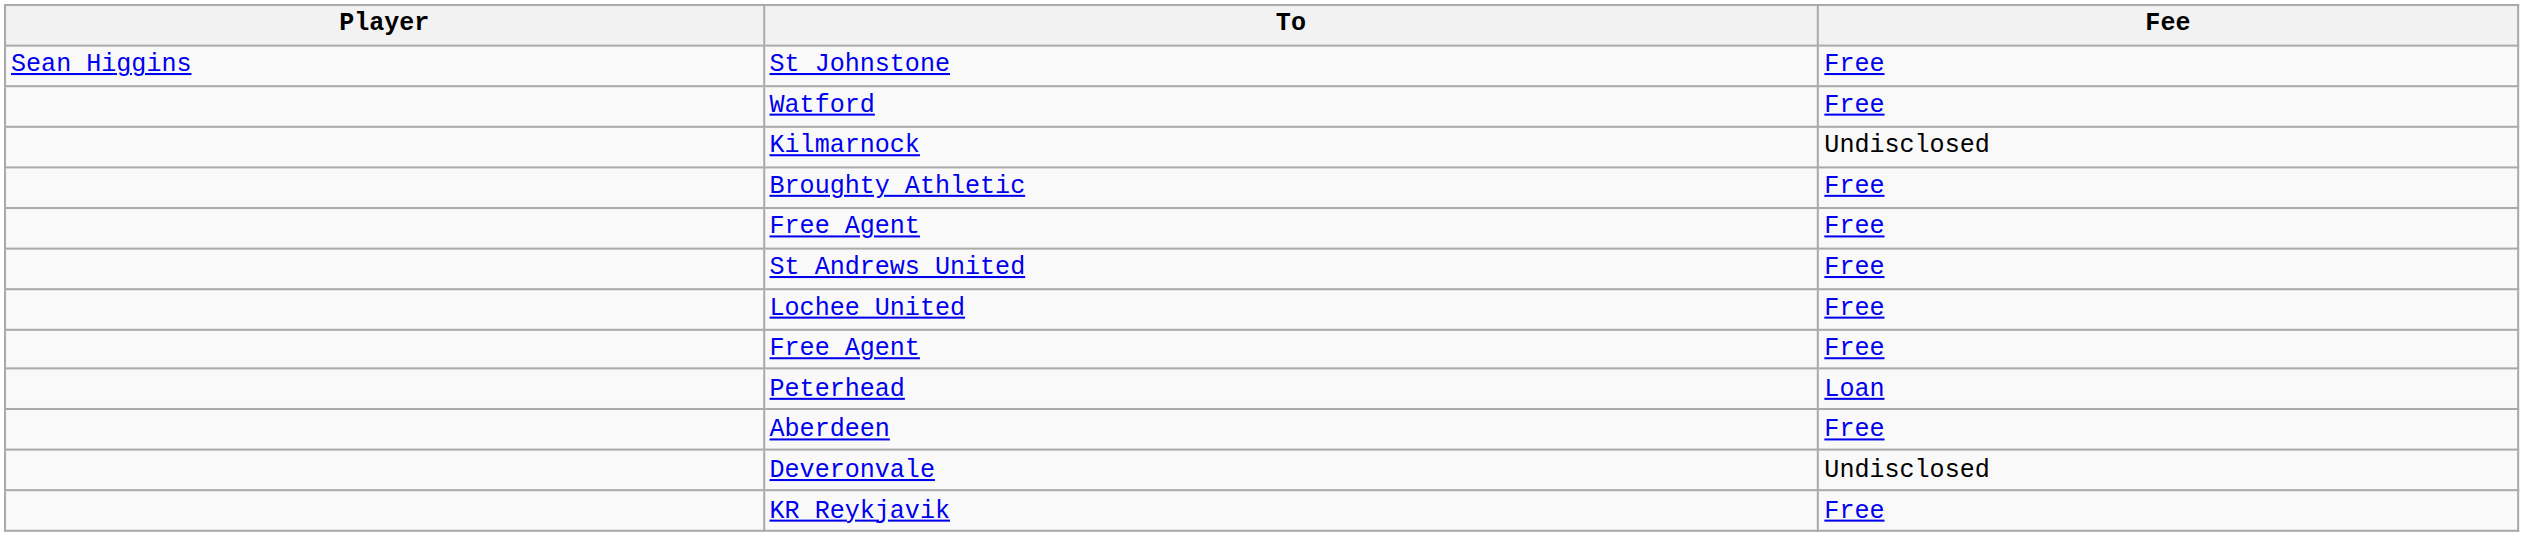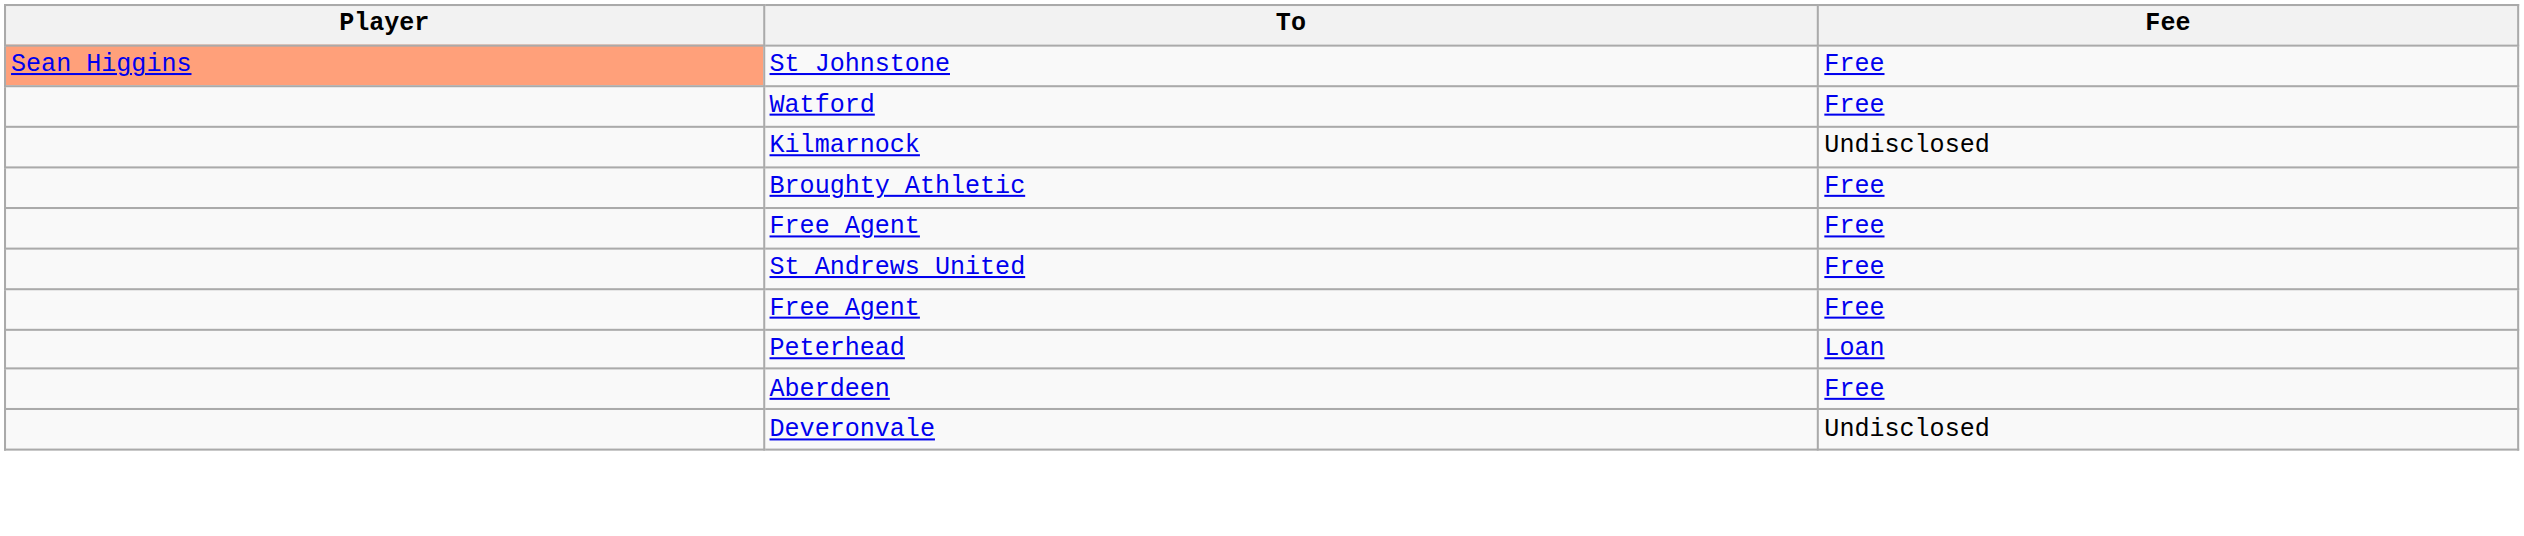(101, 66) no background -> (101, 66) lightsalmon background
- row: (867, 309)
- row: (860, 511)
